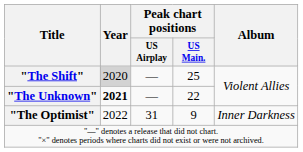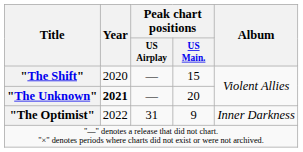(115, 76) lightgrey background -> (115, 76) no background
(194, 76) 25 -> (194, 76) 15
(194, 95) 22 -> (194, 95) 20
